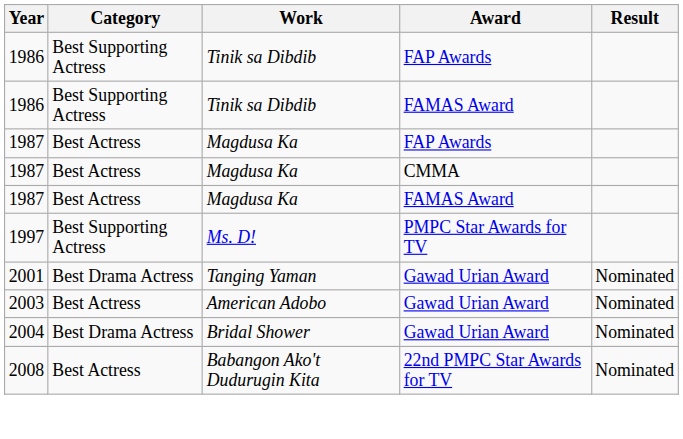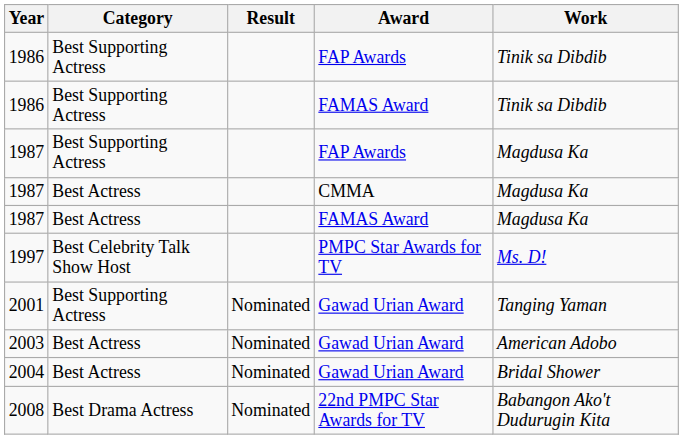columns swapped: (301, 18) <-> (635, 18)
(97, 143) Best Actress -> (110, 153) Best Supporting Actress
(110, 237) Best Supporting Actress -> (121, 257) Best Celebrity Talk Show Host
(123, 275) Best Drama Actress -> (110, 305) Best Supporting Actress
(123, 332) Best Drama Actress -> (97, 371) Best Actress
(97, 370) Best Actress -> (123, 410) Best Drama Actress
